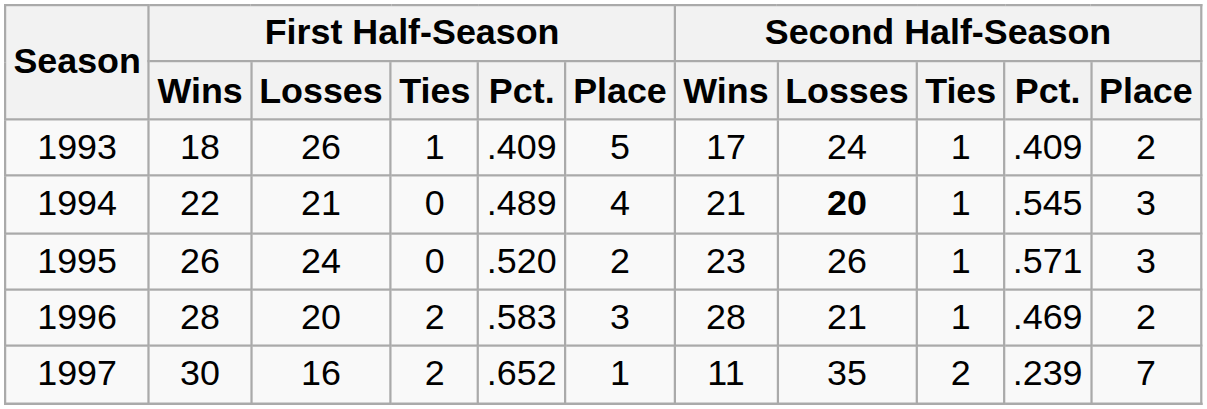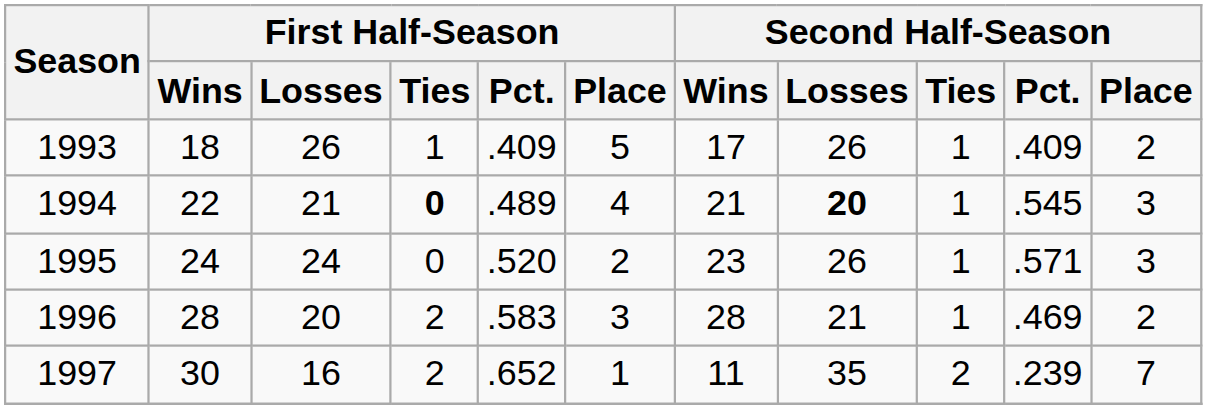(847, 146) 24 -> (847, 146) 26
(435, 203) normal -> (435, 203) bold
(200, 260) 26 -> (200, 260) 24
